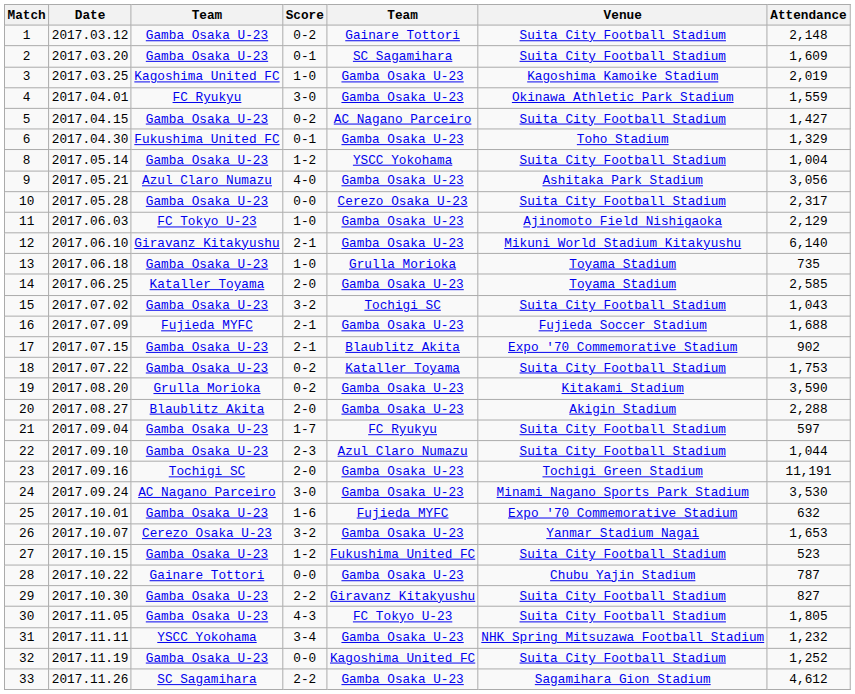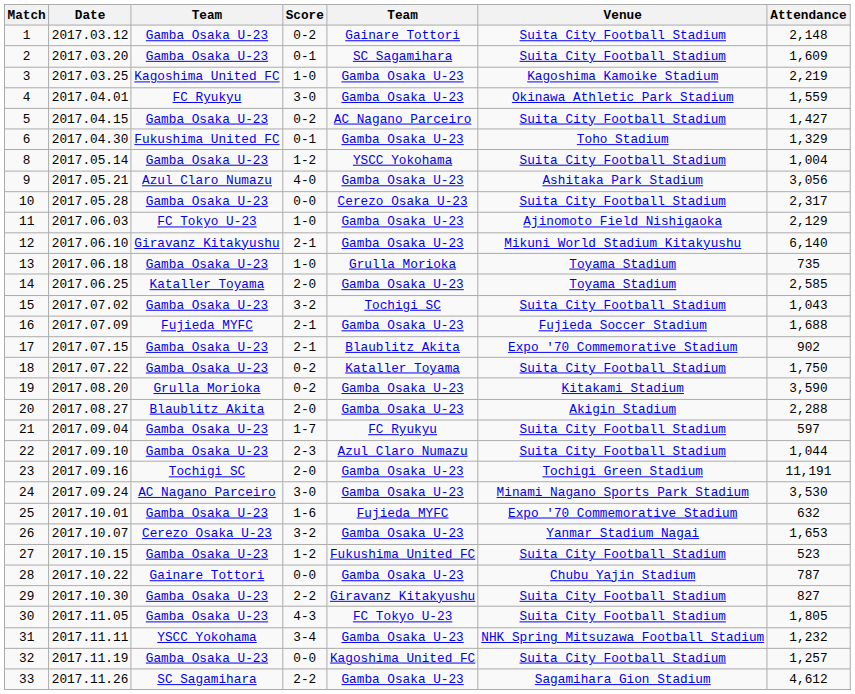(808, 77) 2,019 -> (808, 77) 2,219
(808, 368) 1,753 -> (808, 368) 1,750
(808, 659) 1,252 -> (808, 659) 1,257
